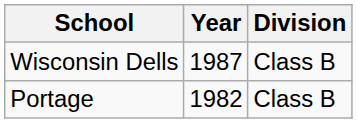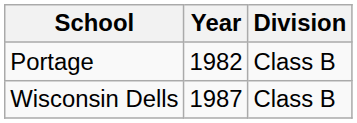rows swapped: (52, 99) <-> (94, 61)
